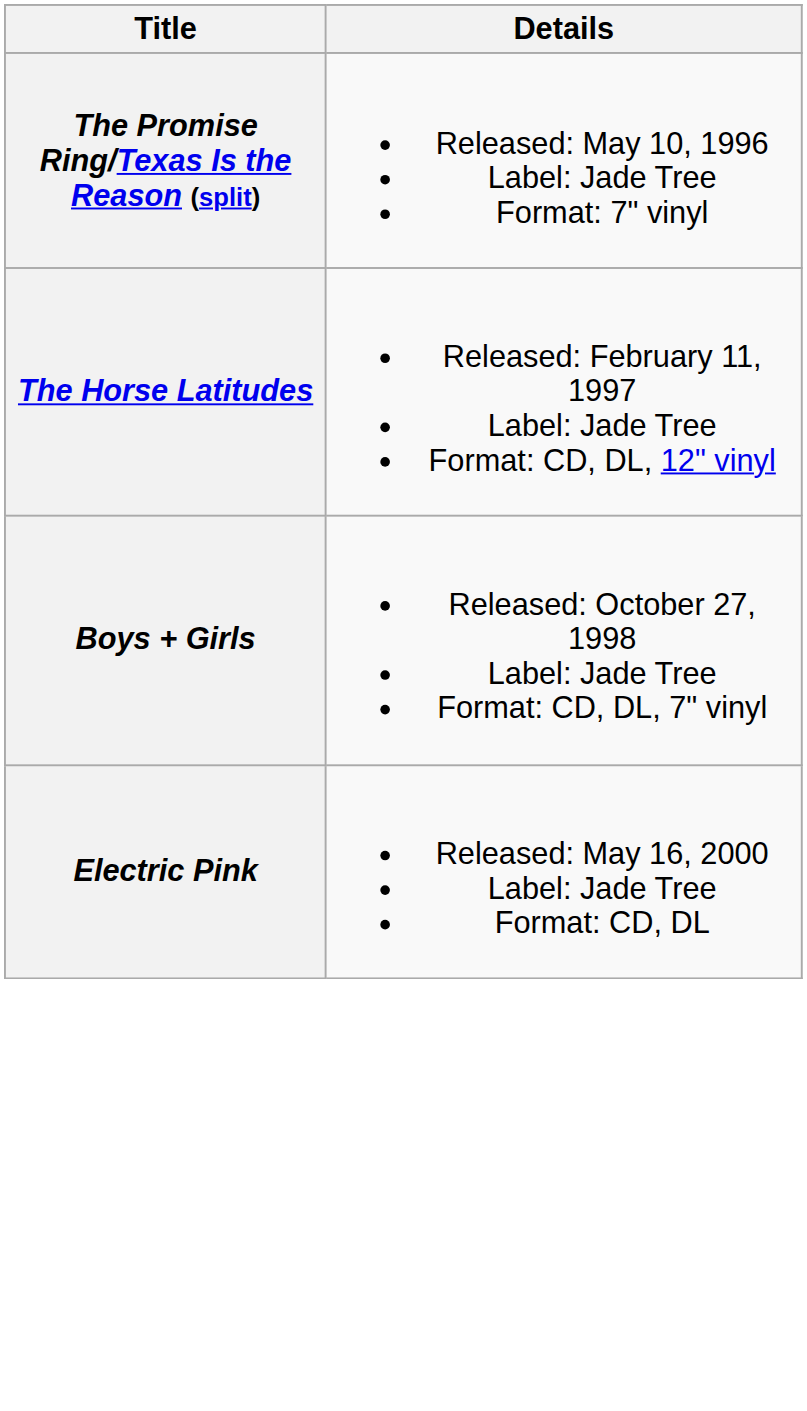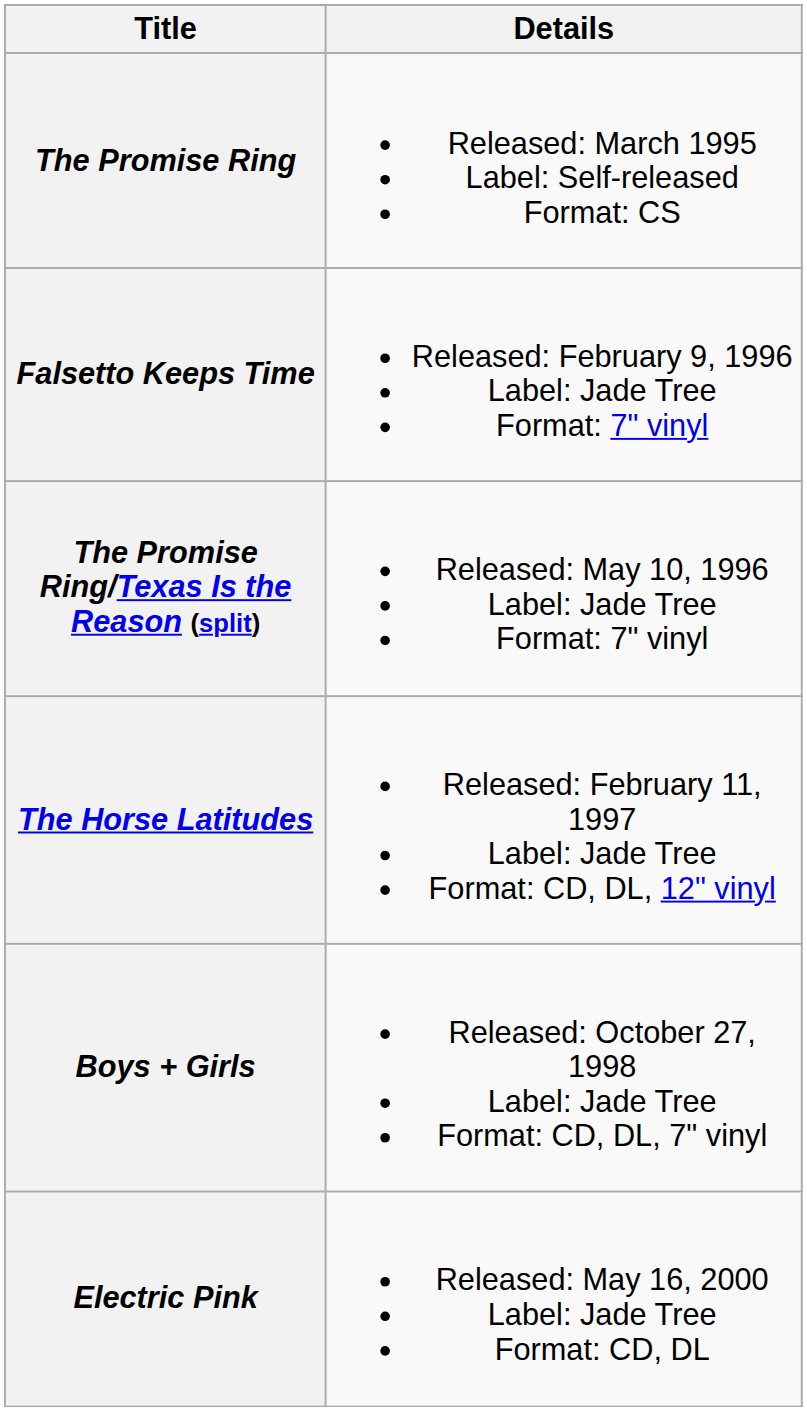+ row: (166, 160)
+ row: (166, 373)
